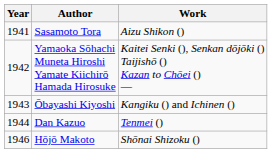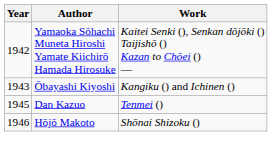- row: (68, 31)
(18, 122) 1944 -> (18, 104) 1945
